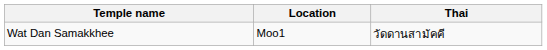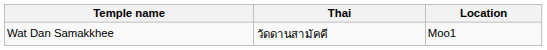columns swapped: (456, 13) <-> (312, 13)
